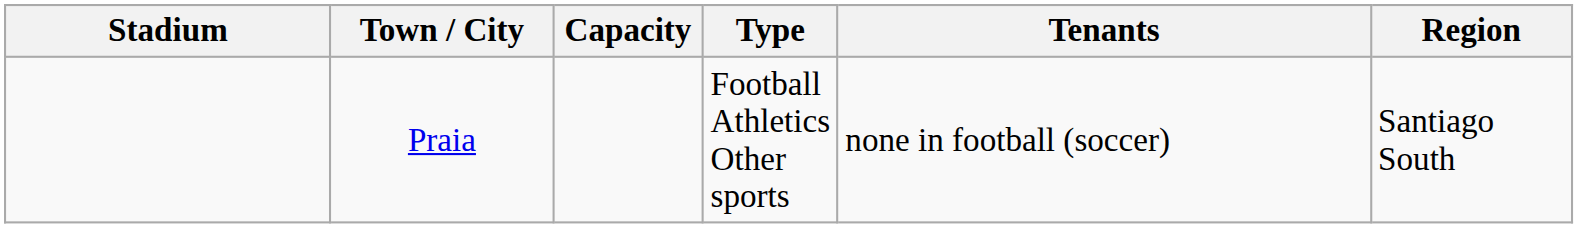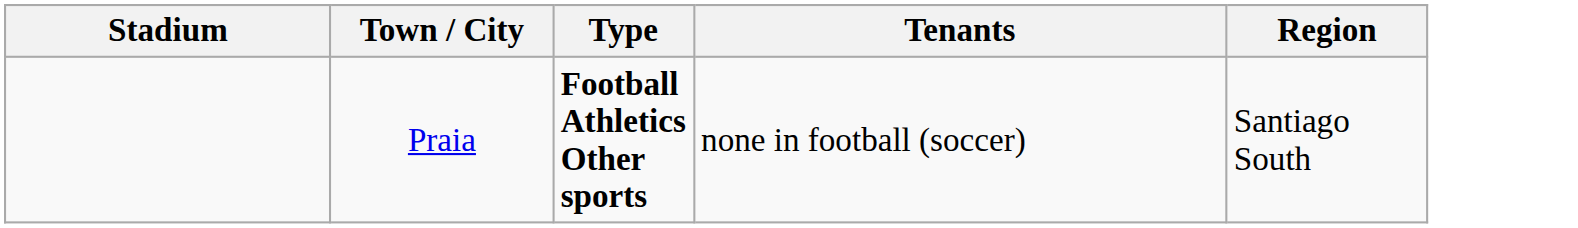- column: (628, 30)
(770, 139) normal -> (623, 139) bold
